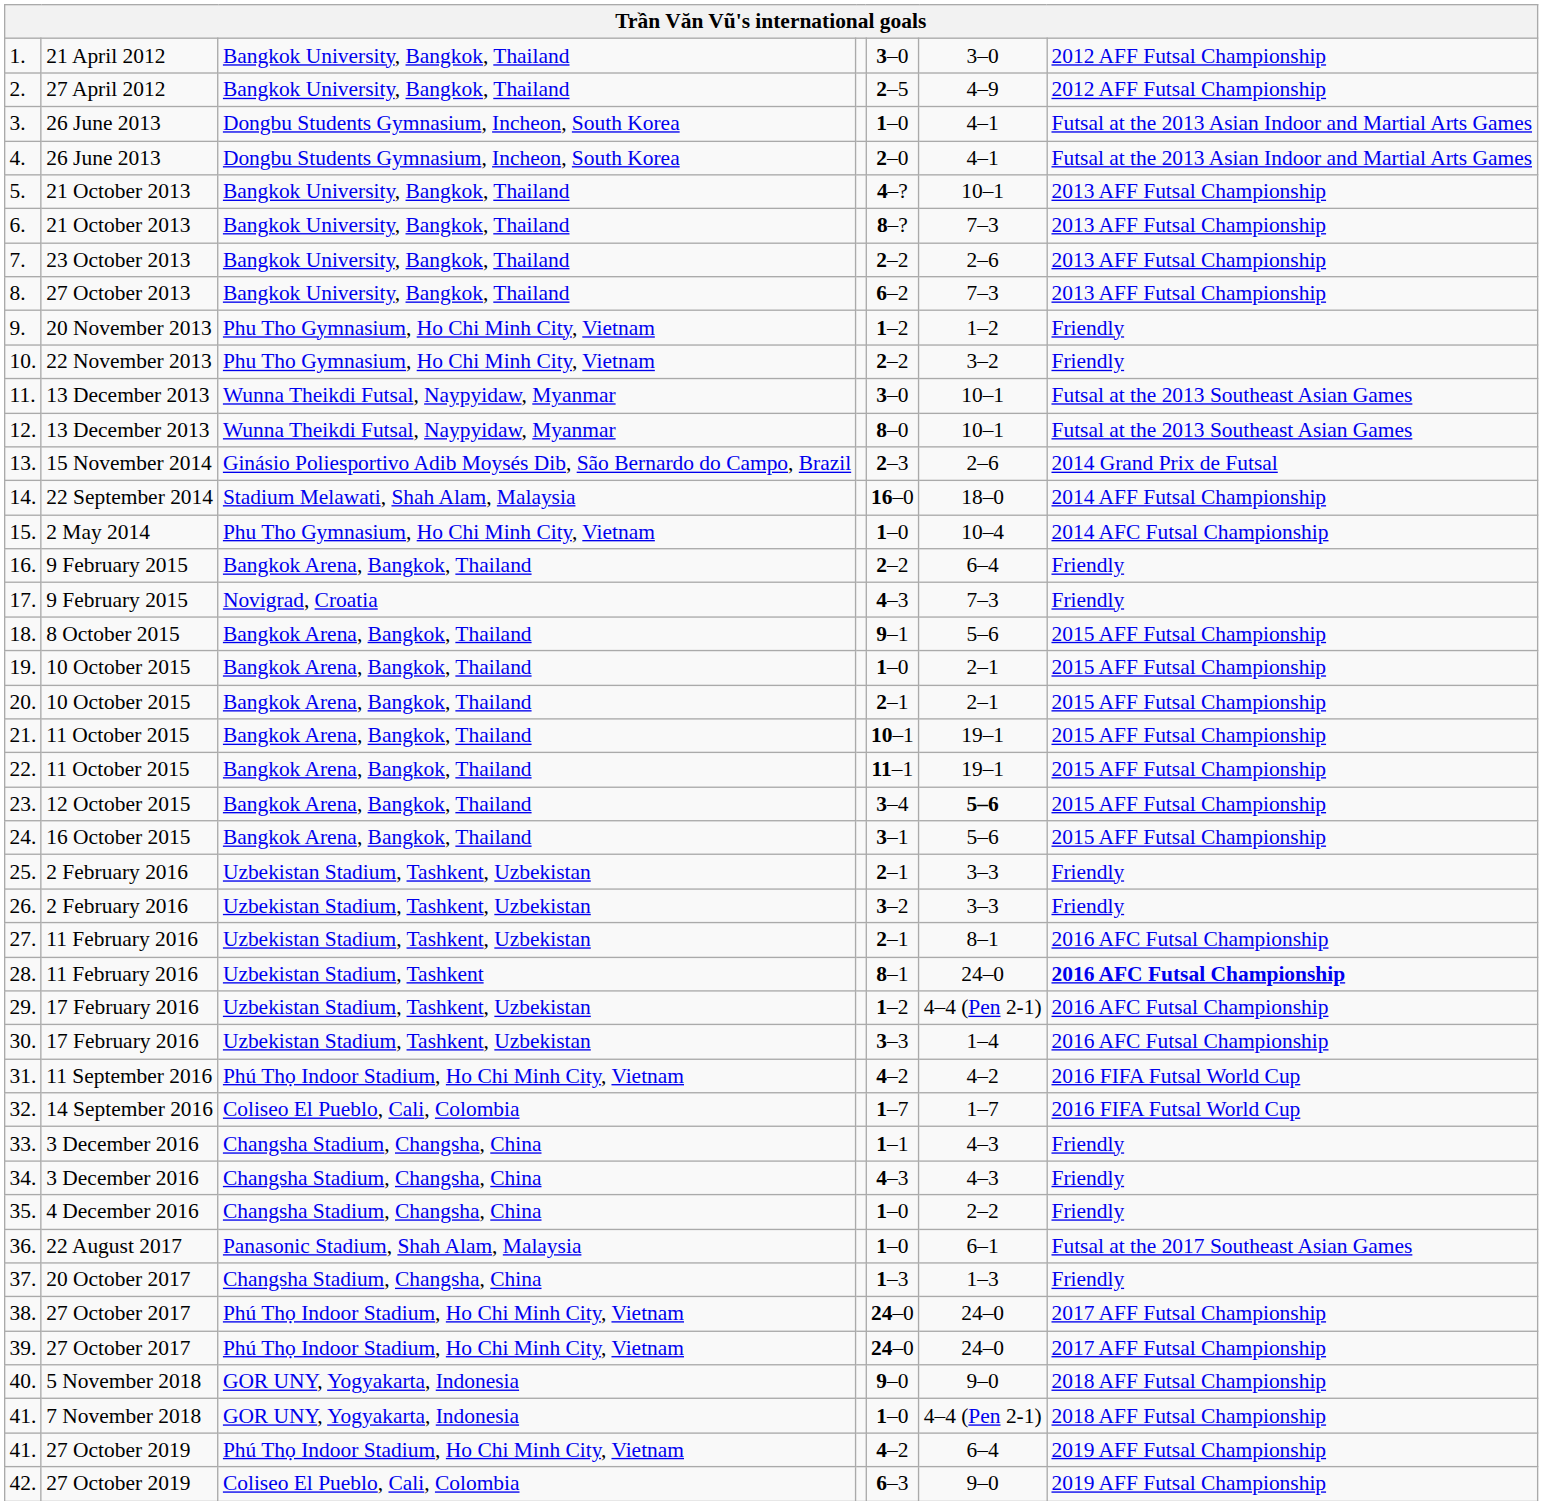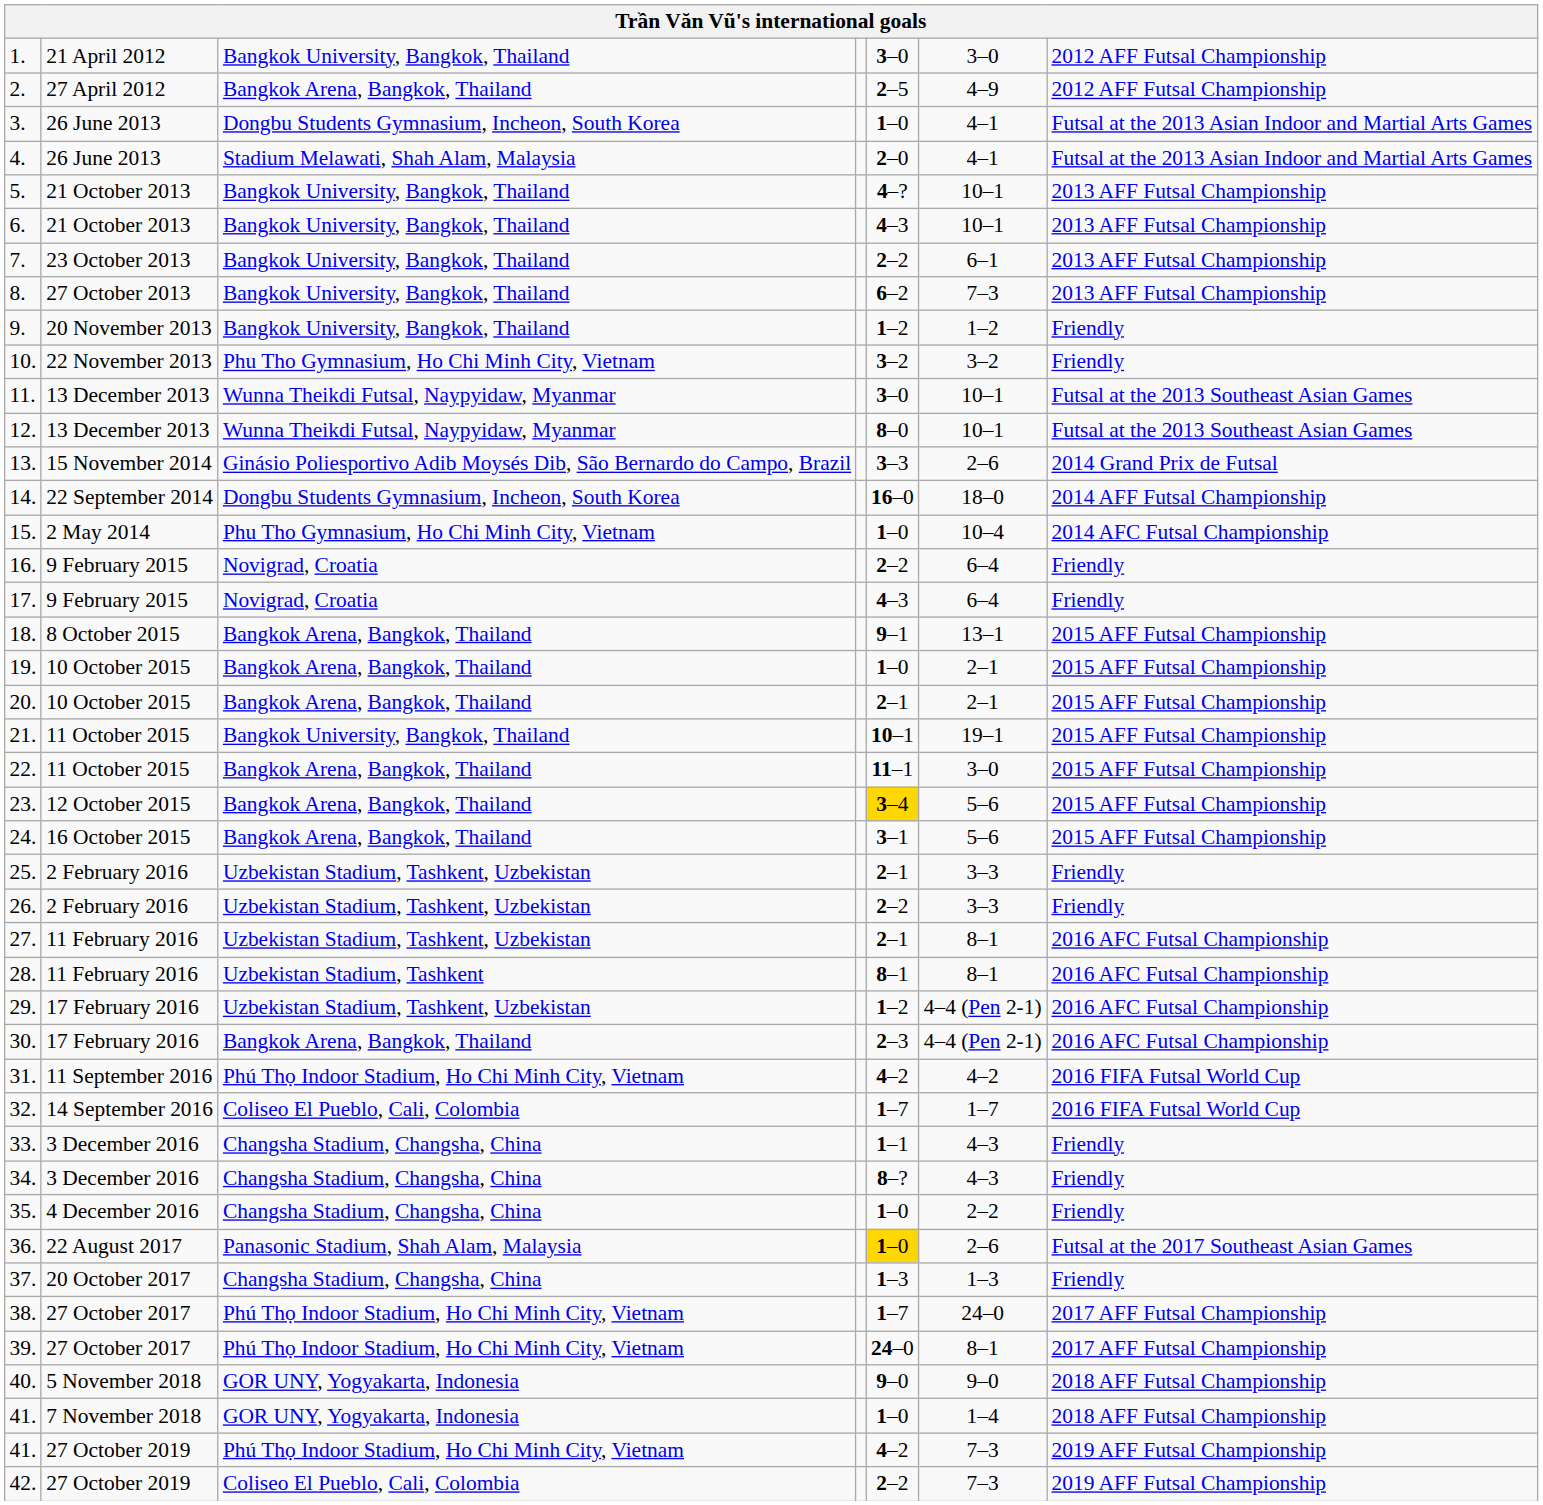(396, 89) Bangkok University, Bangkok, Thailand -> (377, 89) Bangkok Arena, Bangkok, Thailand
(451, 157) Dongbu Students Gymnasium, Incheon, South Korea -> (399, 157) Stadium Melawati, Shah Alam, Malaysia
(892, 225) 8–? -> (892, 225) 4–3
(983, 225) 7–3 -> (983, 225) 10–1
(983, 259) 2–6 -> (983, 259) 6–1
(439, 327) Phu Tho Gymnasium, Ho Chi Minh City, Vietnam -> (396, 327) Bangkok University, Bangkok, Thailand
(892, 361) 2–2 -> (892, 361) 3–2
(892, 463) 2–3 -> (892, 463) 3–3
(399, 497) Stadium Melawati, Shah Alam, Malaysia -> (451, 497) Dongbu Students Gymnasium, Incheon, South Korea
(377, 565) Bangkok Arena, Bangkok, Thailand -> (300, 565) Novigrad, Croatia
(983, 599) 7–3 -> (983, 599) 6–4
(983, 633) 5–6 -> (983, 633) 13–1
(377, 735) Bangkok Arena, Bangkok, Thailand -> (396, 735) Bangkok University, Bangkok, Thailand
(983, 769) 19–1 -> (983, 769) 3–0
(892, 803) no background -> (892, 803) gold background
(983, 803) bold -> (983, 803) normal
(892, 905) 3–2 -> (892, 905) 2–2
(983, 973) 24–0 -> (983, 973) 8–1
(1198, 973) bold -> (1190, 973) normal
(407, 1041) Uzbekistan Stadium, Tashkent, Uzbekistan -> (377, 1041) Bangkok Arena, Bangkok, Thailand
(892, 1041) 3–3 -> (892, 1041) 2–3
(983, 1041) 1–4 -> (983, 1041) 4–4 (Pen 2-1)
(892, 1177) 4–3 -> (892, 1177) 8–?
(892, 1245) no background -> (892, 1245) gold background
(983, 1245) 6–1 -> (983, 1245) 2–6
(892, 1313) 24–0 -> (892, 1313) 1–7
(983, 1347) 24–0 -> (983, 1347) 8–1
(983, 1415) 4–4 (Pen 2-1) -> (983, 1415) 1–4
(983, 1449) 6–4 -> (983, 1449) 7–3
(892, 1483) 6–3 -> (892, 1483) 2–2
(983, 1483) 9–0 -> (983, 1483) 7–3
